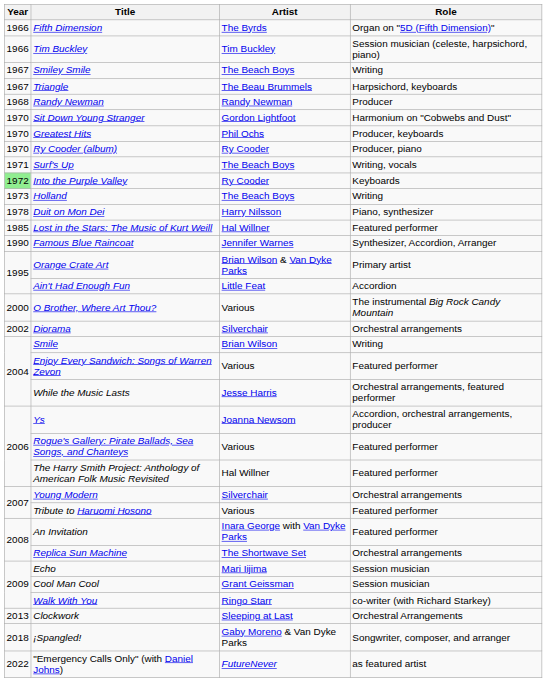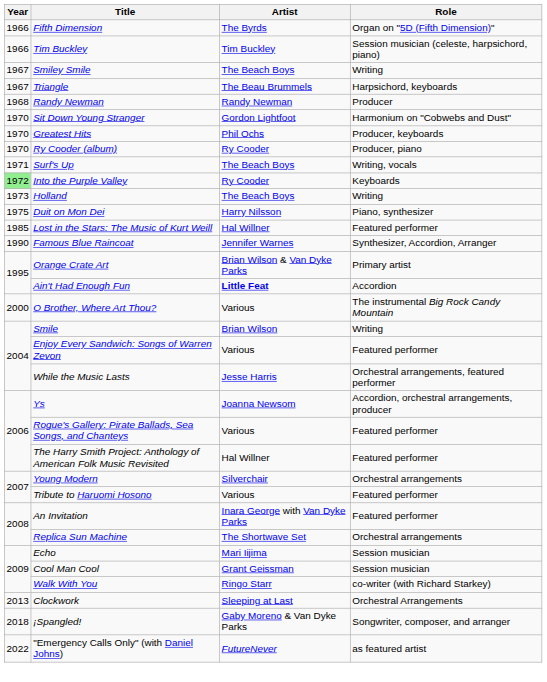(18, 212) 1978 -> (18, 212) 1975
(243, 286) normal -> (245, 286) bold
- row: (52, 329)
